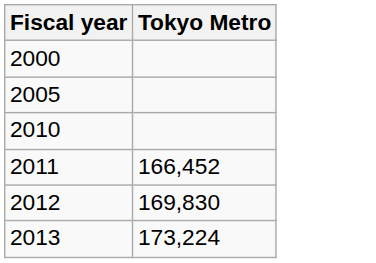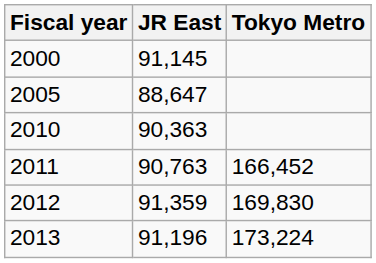+ column: (180, 22)
